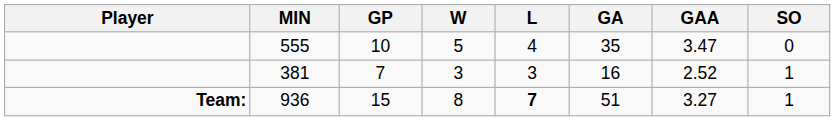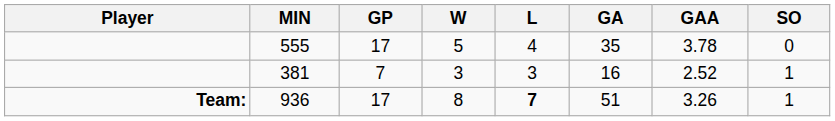(380, 45) 10 -> (380, 45) 17
(700, 45) 3.47 -> (700, 45) 3.78
(380, 101) 15 -> (380, 101) 17
(700, 101) 3.27 -> (700, 101) 3.26
